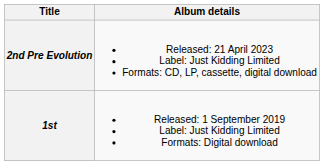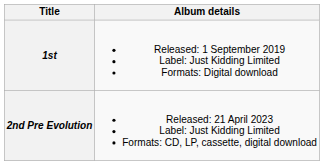rows swapped: (49, 125) <-> (49, 55)
